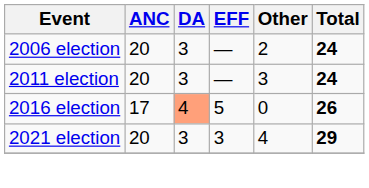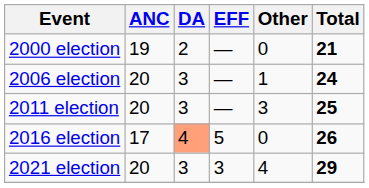+ row: (65, 49)
(263, 49) 2 -> (263, 78) 1
(327, 78) 24 -> (327, 108) 25
